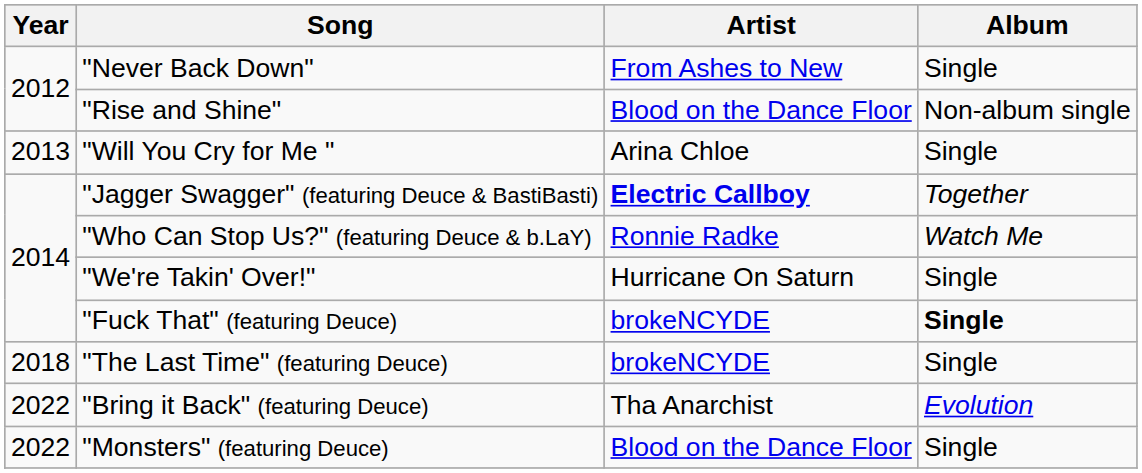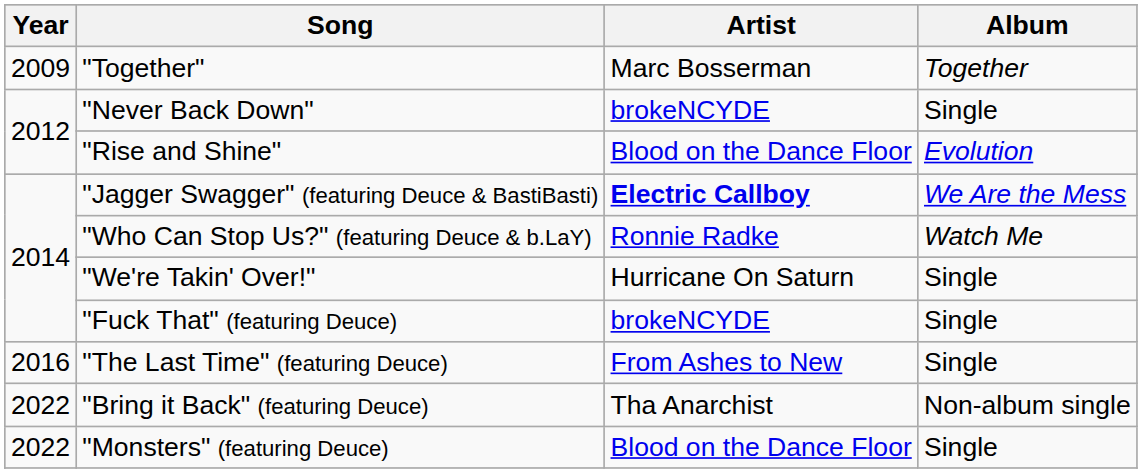+ row: (143, 67)
(726, 67) From Ashes to New -> (690, 109) brokeNCYDE
(1027, 109) Non-album single -> (979, 151) Evolution
- row: (208, 151)
(976, 194) Together -> (1025, 194) We Are the Mess
(964, 320) bold -> (961, 320) normal
(40, 362) 2018 -> (40, 362) 2016
(690, 362) brokeNCYDE -> (726, 362) From Ashes to New
(979, 404) Evolution -> (1027, 404) Non-album single
